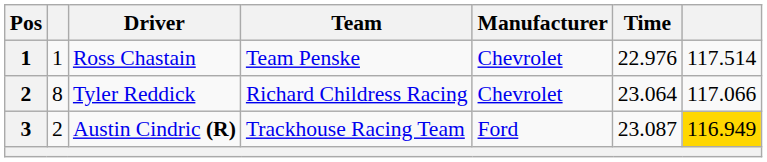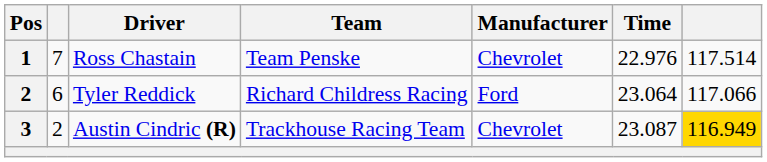(57, 58) 1 -> (57, 58) 7
(57, 93) 8 -> (57, 93) 6
(520, 93) Chevrolet -> (498, 93) Ford
(498, 129) Ford -> (520, 129) Chevrolet
